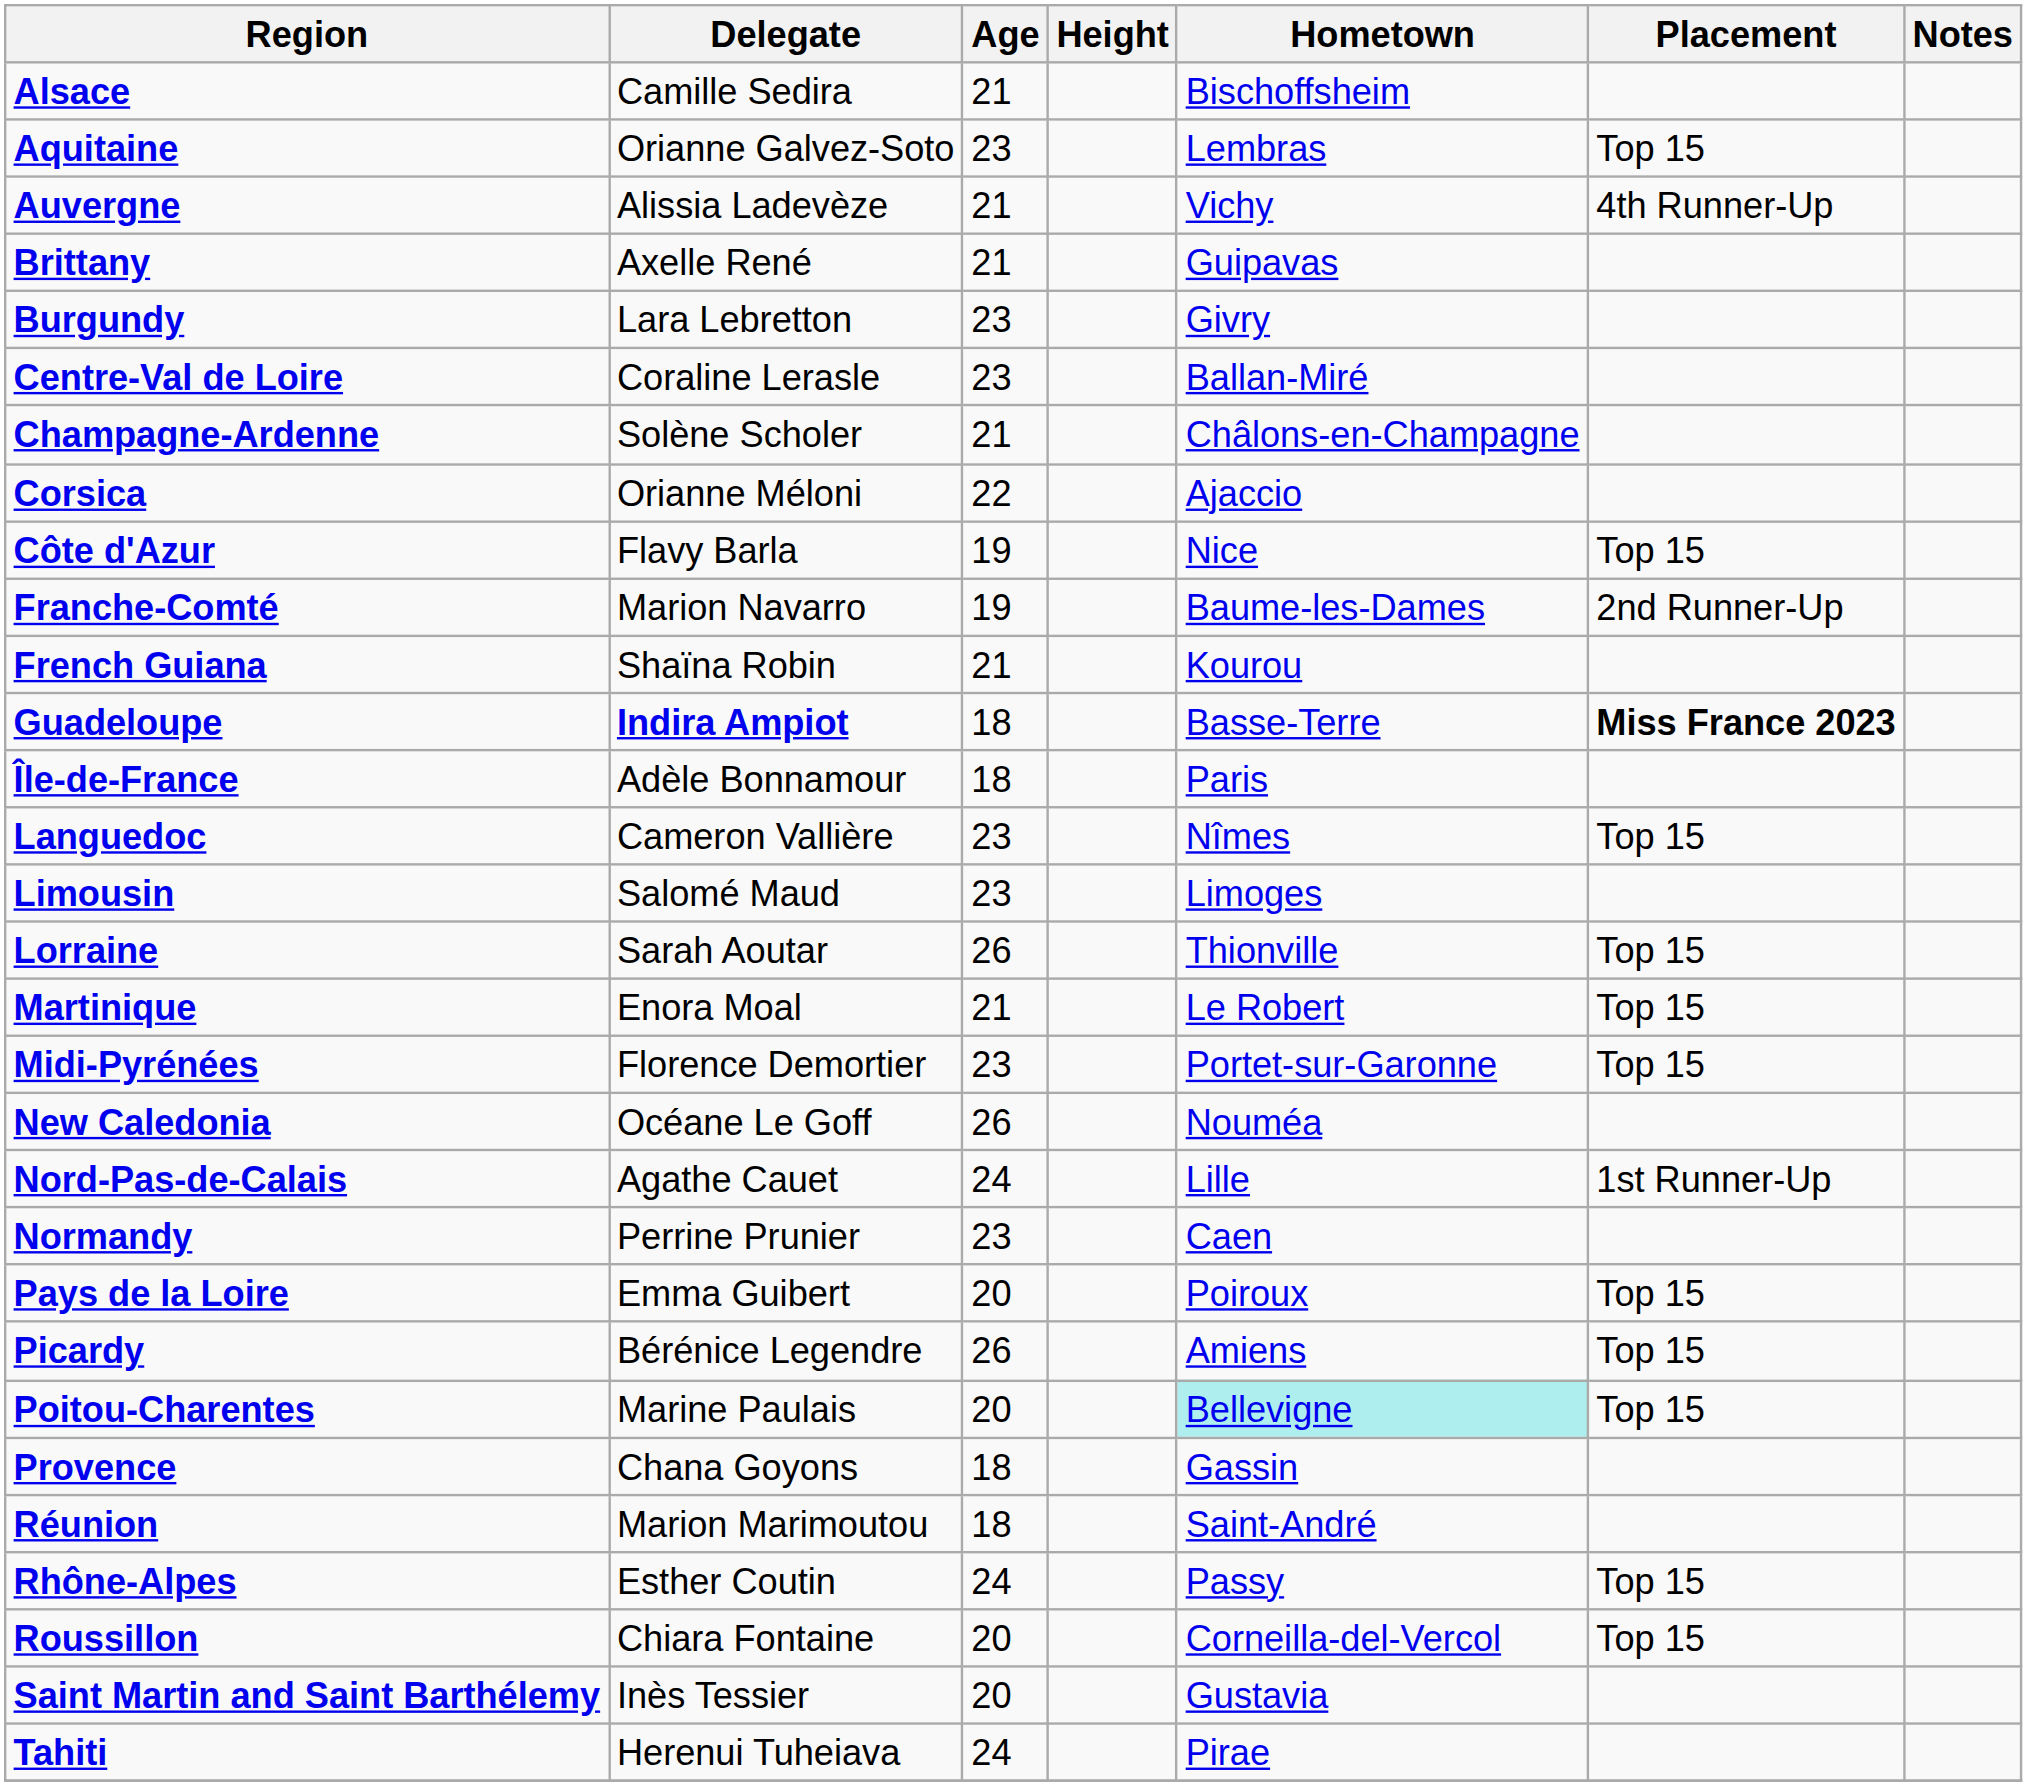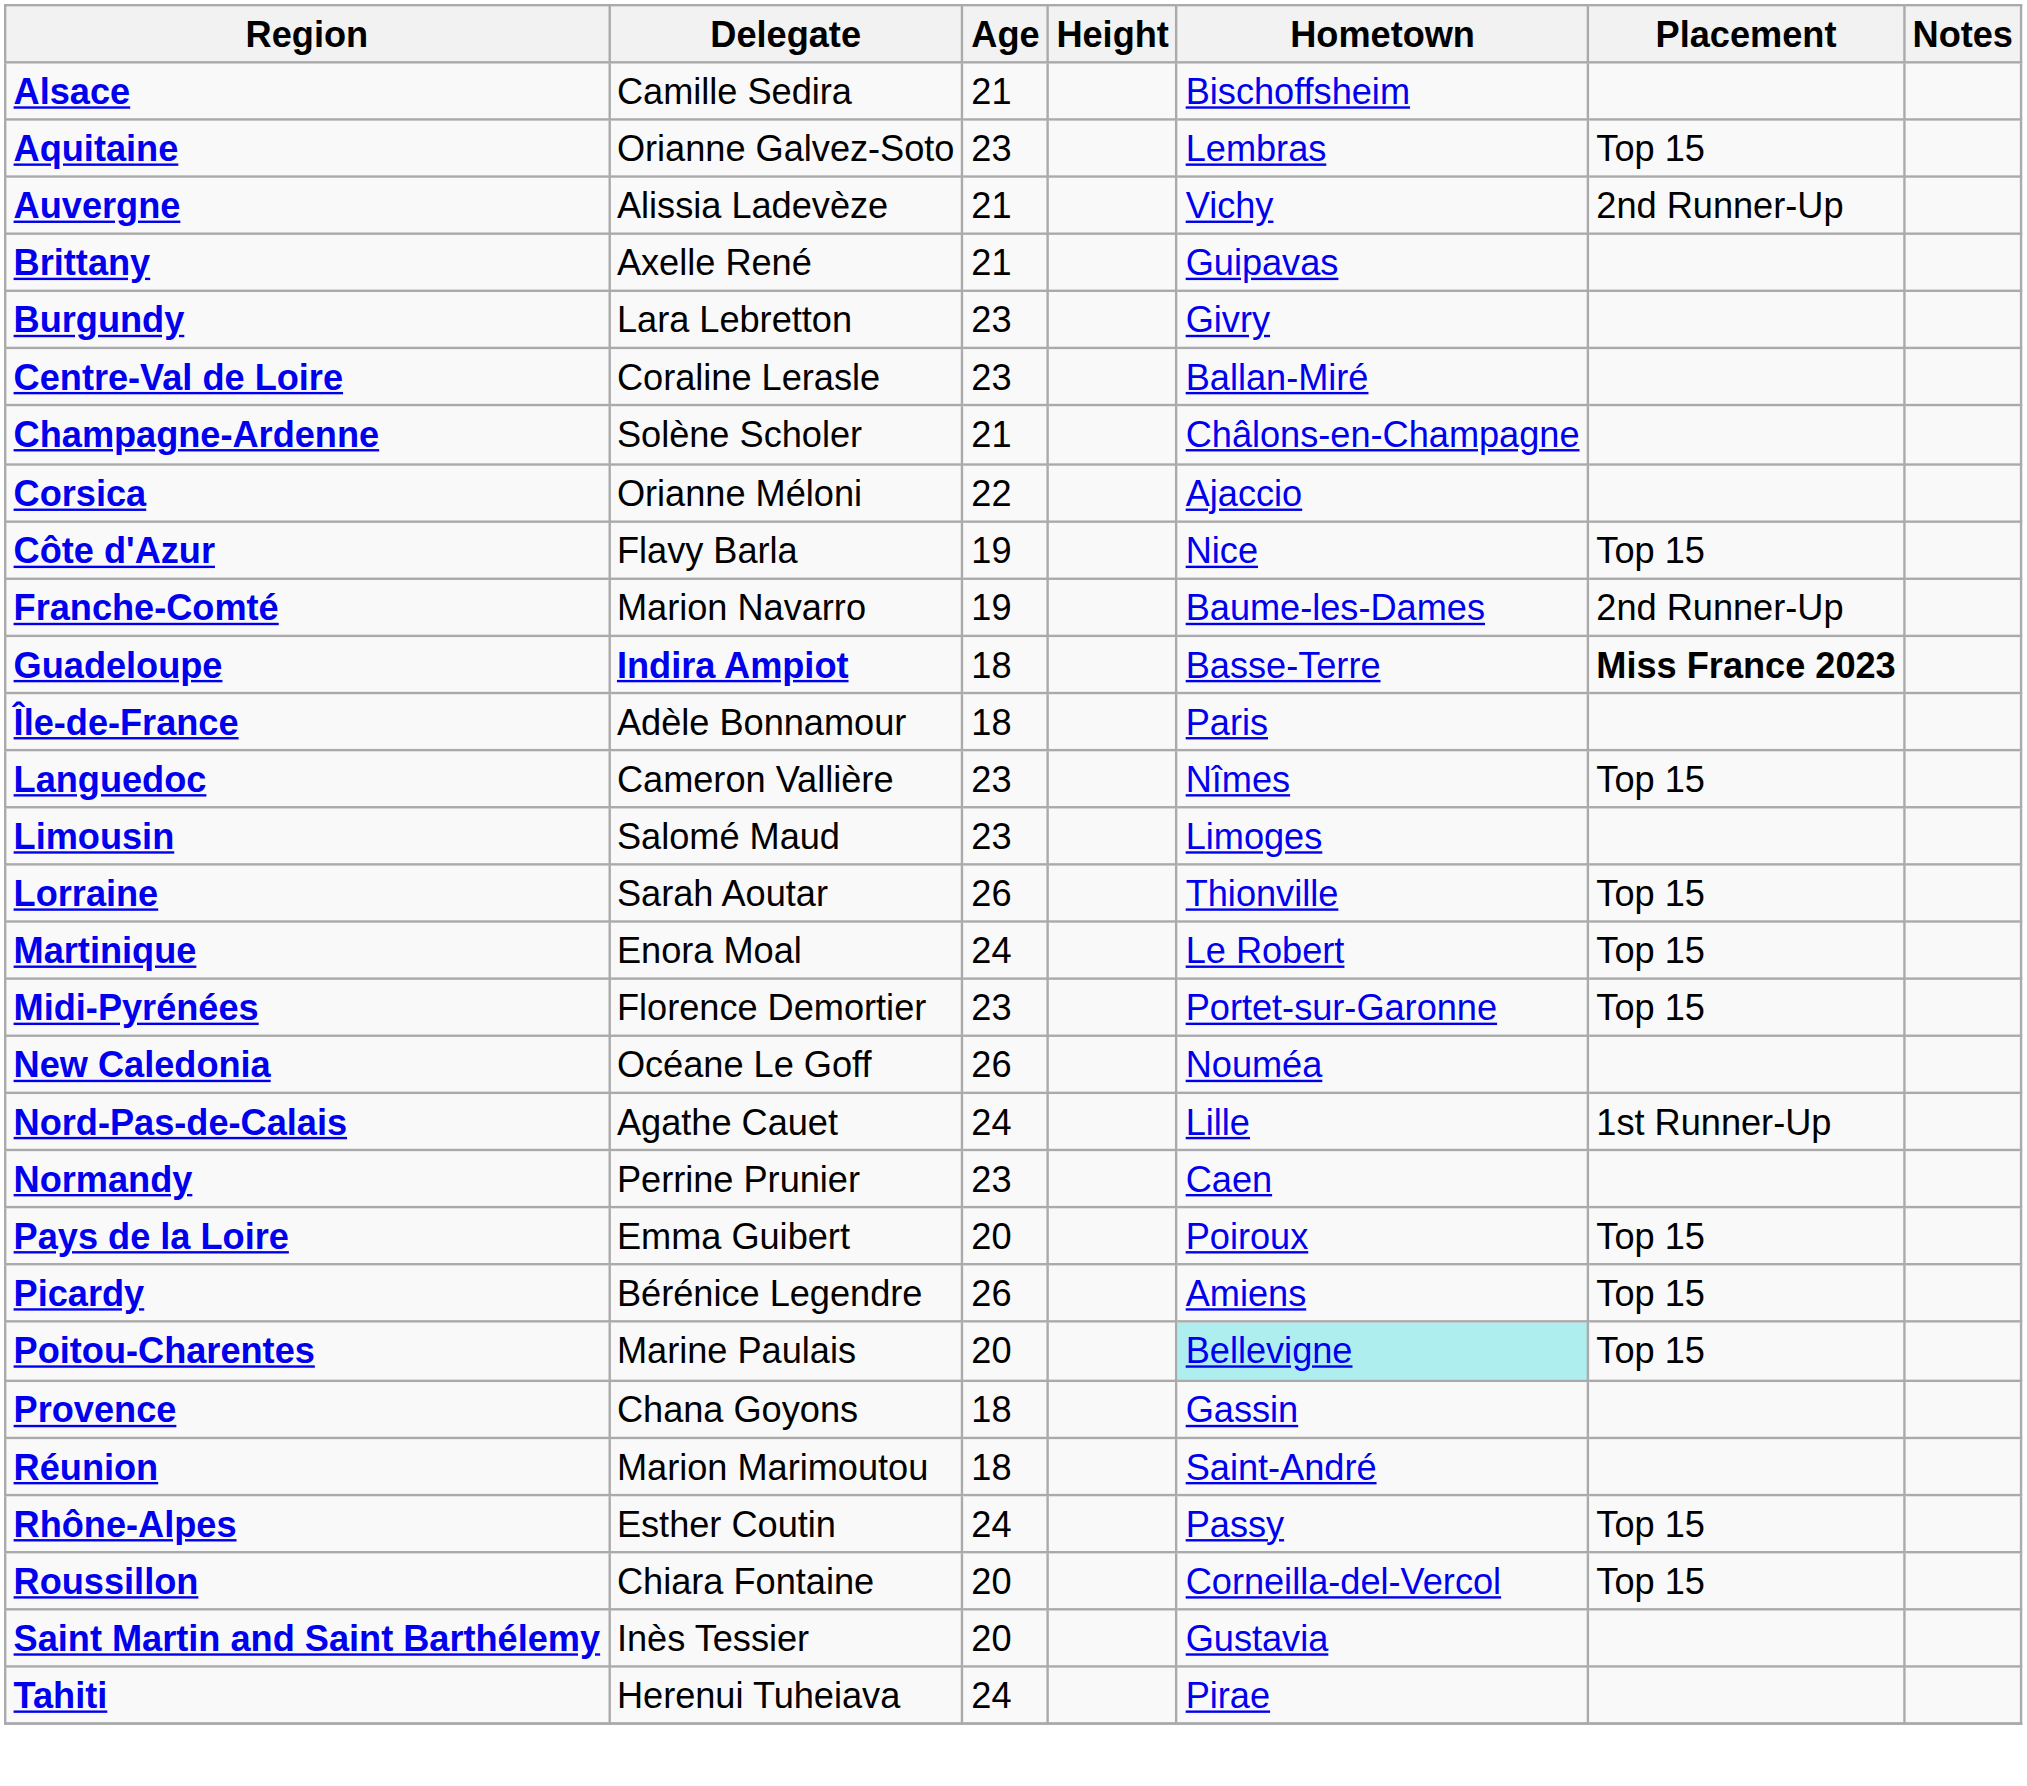(1715, 206) 4th Runner-Up -> (1720, 206) 2nd Runner-Up
- row: (140, 664)
(991, 1008) 21 -> (991, 950) 24
